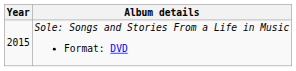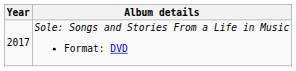(18, 43) 2015 -> (18, 43) 2017
